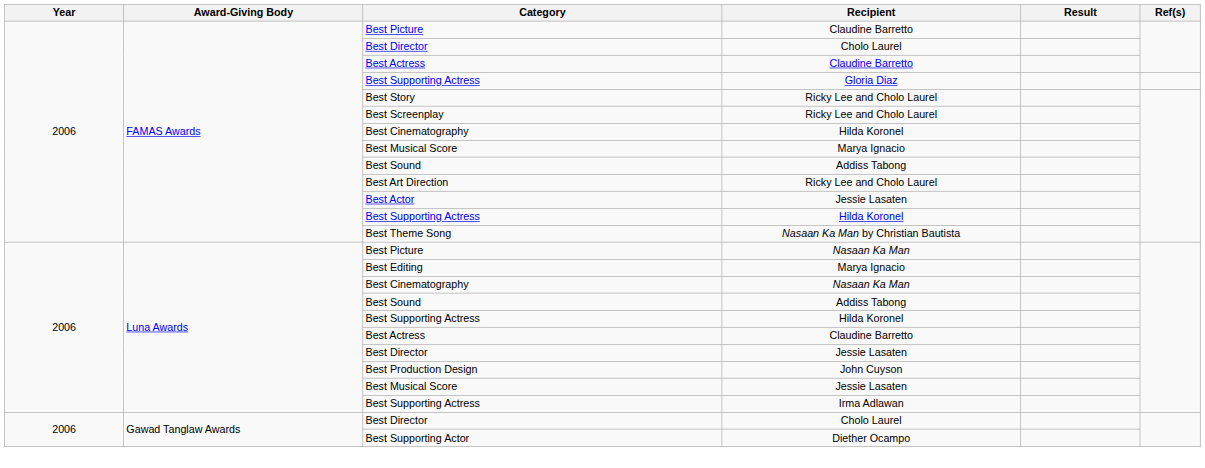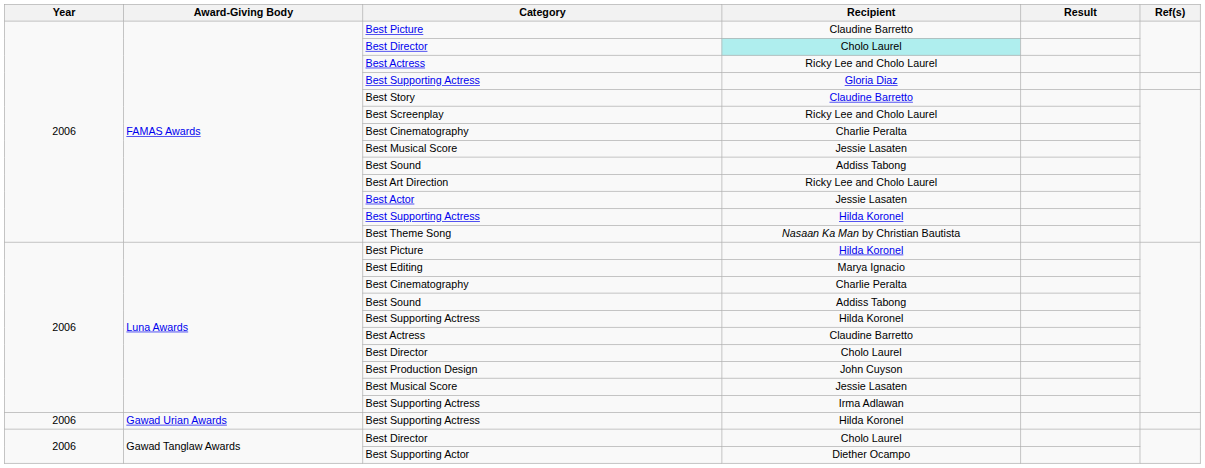(871, 47) no background -> (871, 47) paleturquoise background
(871, 64) Claudine Barretto -> (871, 64) Ricky Lee and Cholo Laurel
(871, 98) Ricky Lee and Cholo Laurel -> (871, 98) Claudine Barretto
(871, 132) Hilda Koronel -> (871, 132) Charlie Peralta
(871, 149) Marya Ignacio -> (871, 149) Jessie Lasaten
(871, 251) Nasaan Ka Man -> (871, 251) Hilda Koronel
(871, 285) Nasaan Ka Man -> (871, 285) Charlie Peralta
(871, 353) Jessie Lasaten -> (871, 353) Cholo Laurel
+ row: (177, 421)
